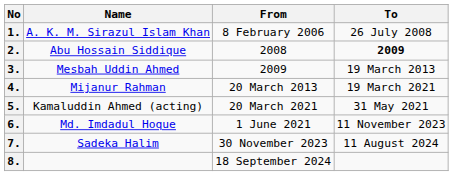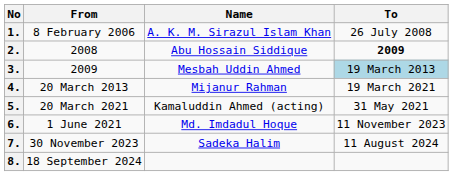columns swapped: (118, 14) <-> (273, 14)
(391, 69) no background -> (391, 69) lightblue background
